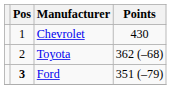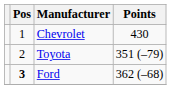(140, 54) 362 (–68) -> (140, 54) 351 (–79)
(140, 74) 351 (–79) -> (140, 74) 362 (–68)
